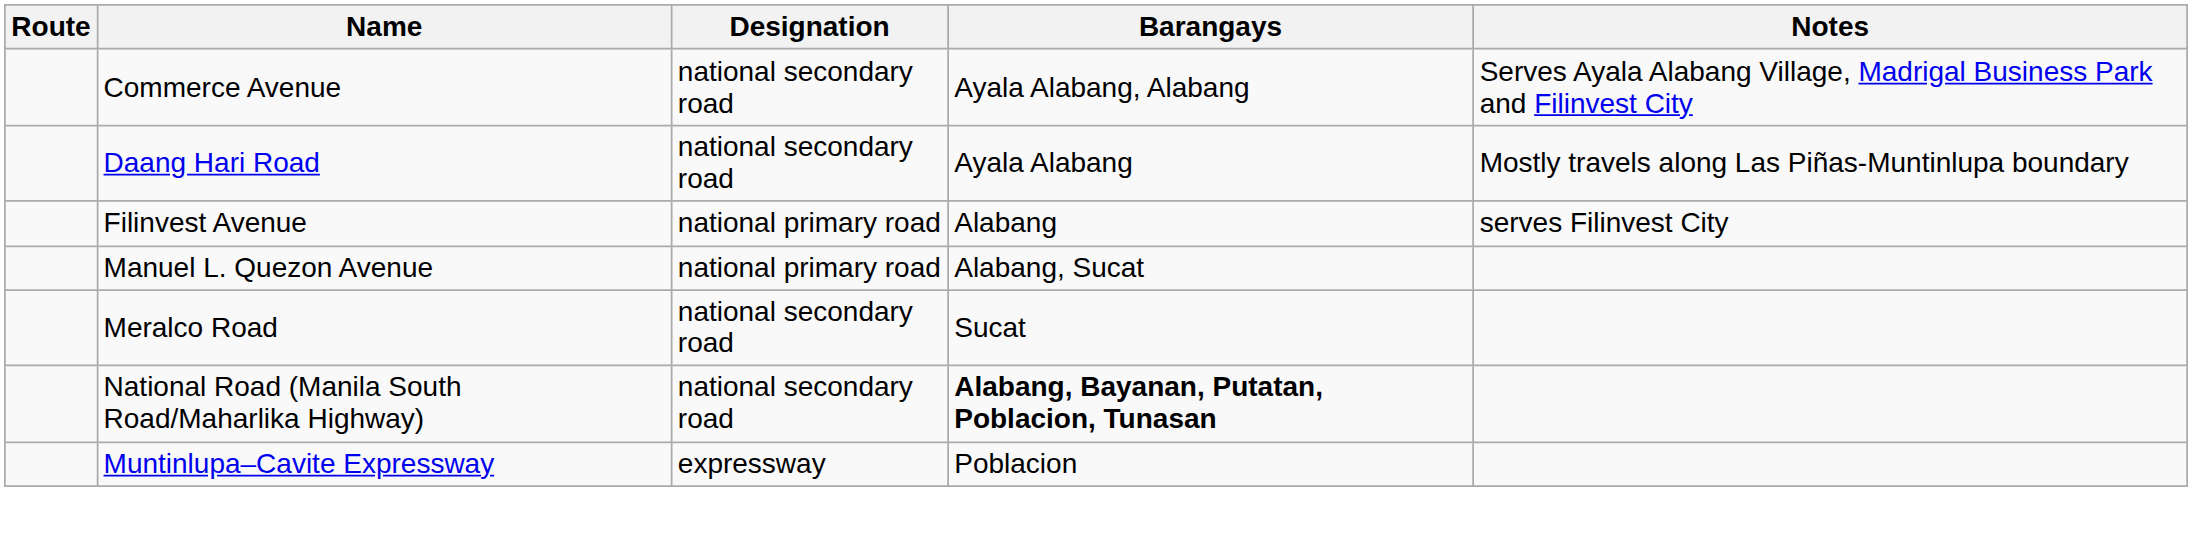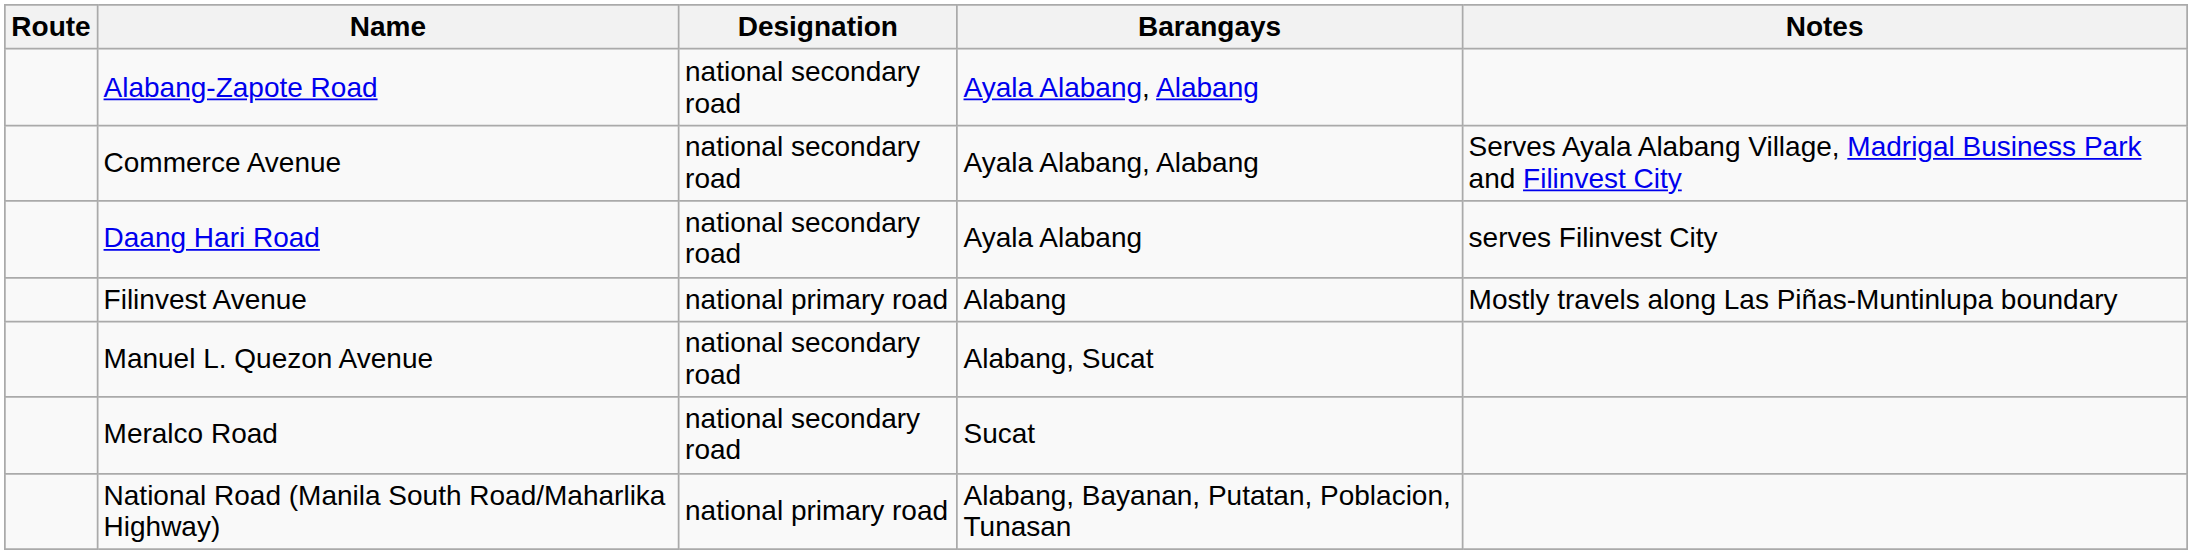+ row: (241, 86)
(1804, 162) Mostly travels along Las Piñas-Muntinlupa boundary -> (1593, 238) serves Filinvest City
(1604, 222) serves Filinvest City -> (1793, 298) Mostly travels along Las Piñas-Muntinlupa boundary
(809, 267) national primary road -> (803, 358) national secondary road
(795, 403) national secondary road -> (817, 510) national primary road
(1139, 403) bold -> (1207, 510) normal
- row: (299, 463)
